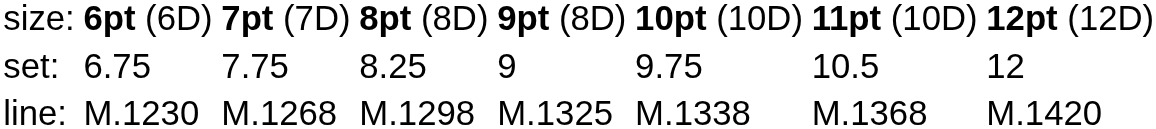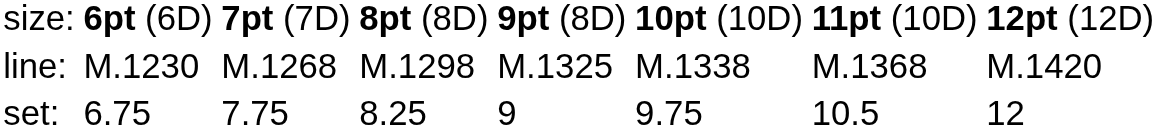rows swapped: (31, 66) <-> (35, 113)
